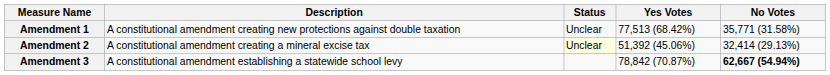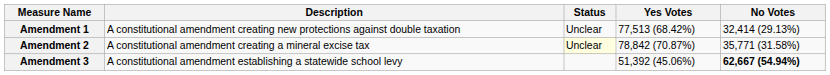(761, 29) 35,771 (31.58%) -> (761, 29) 32,414 (29.13%)
(657, 45) 51,392 (45.06%) -> (657, 45) 78,842 (70.87%)
(761, 45) 32,414 (29.13%) -> (761, 45) 35,771 (31.58%)
(657, 62) 78,842 (70.87%) -> (657, 62) 51,392 (45.06%)
